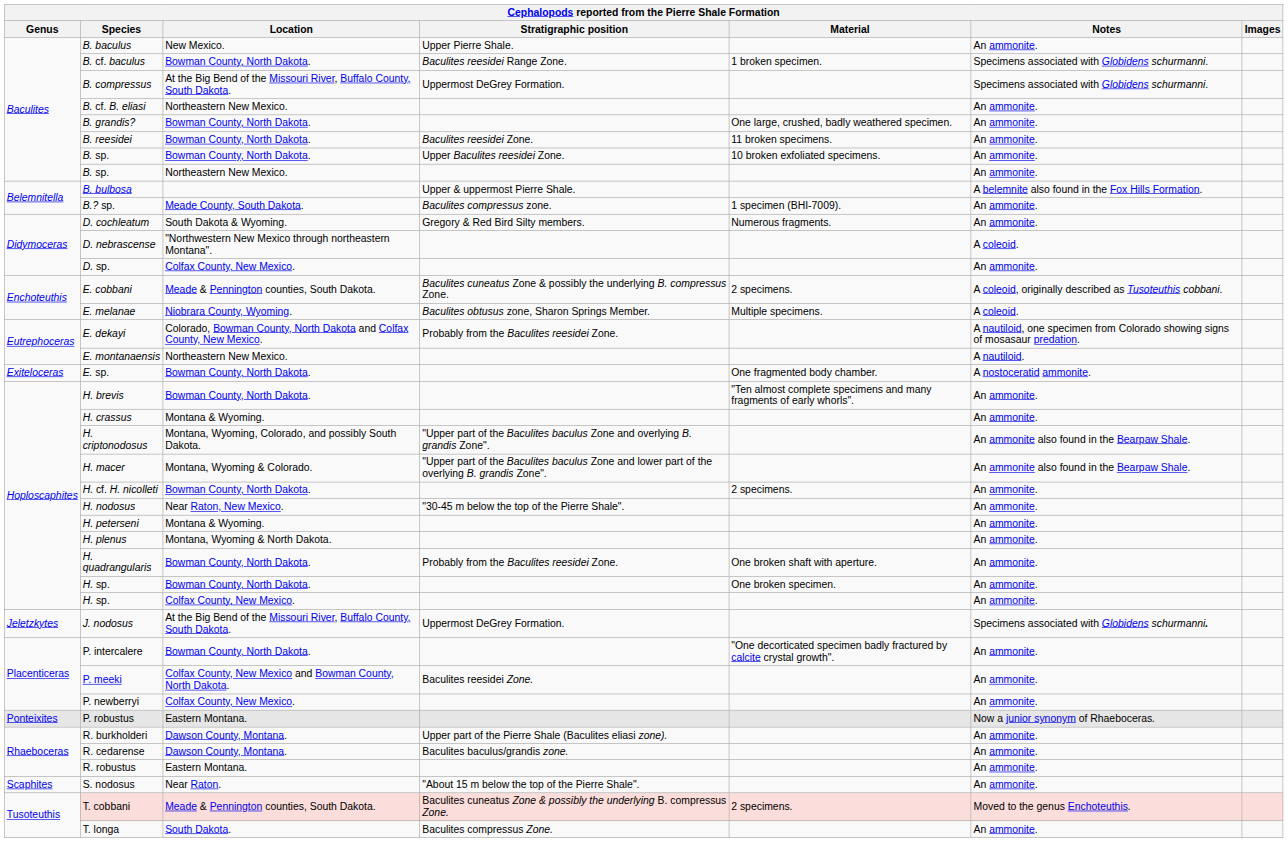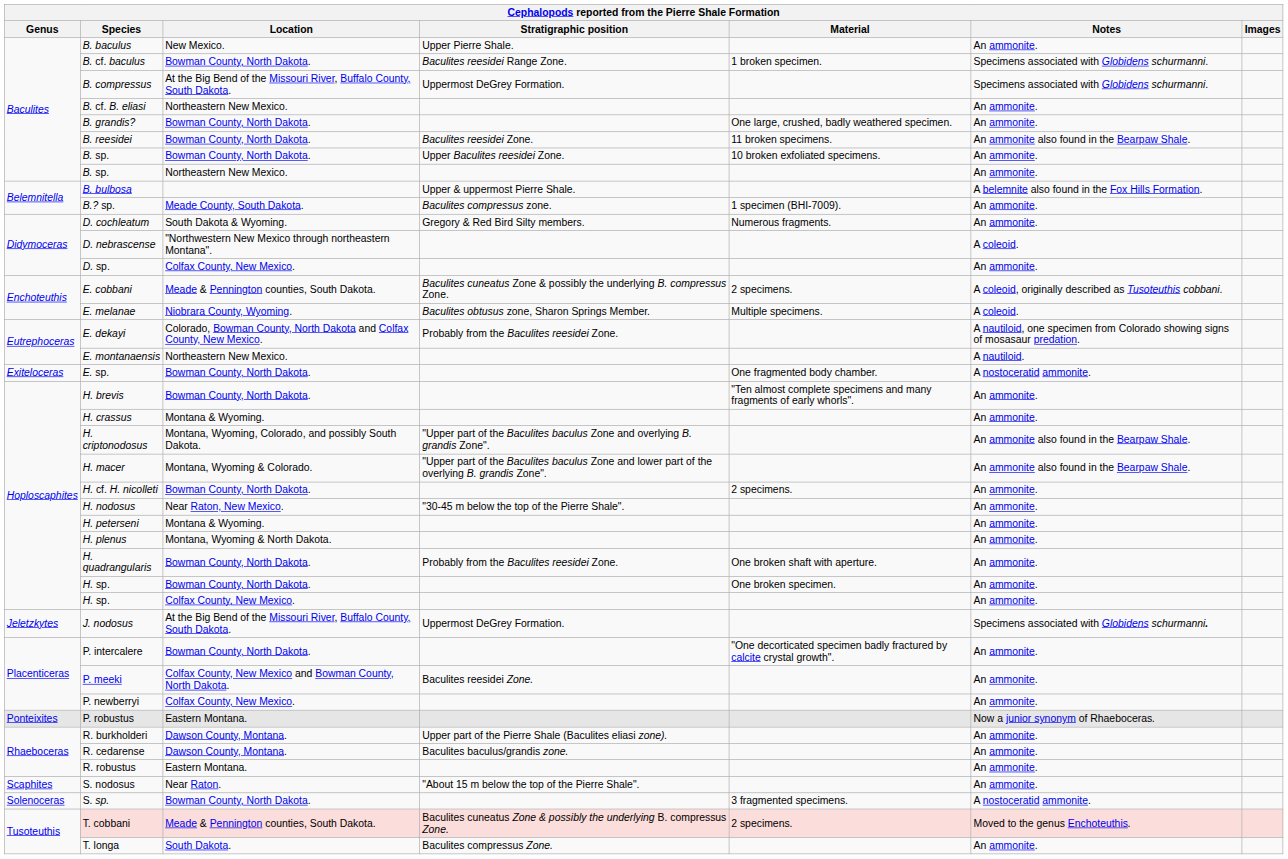(1006, 139) An ammonite. -> (1082, 139) An ammonite also found in the Bearpaw Shale.
+ row: (96, 801)
